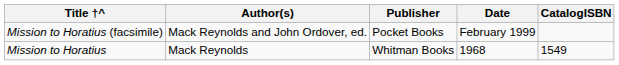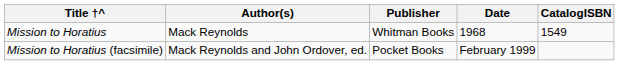rows swapped: (57, 50) <-> (85, 32)
